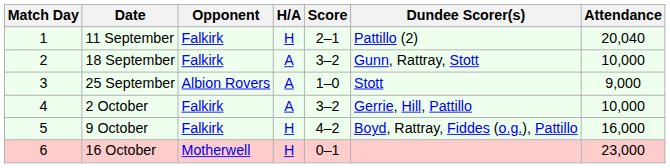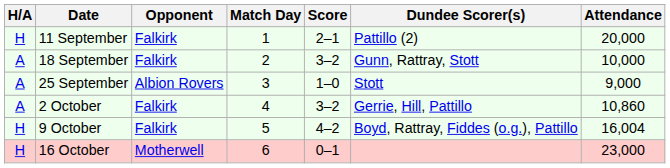columns swapped: (43, 15) <-> (289, 15)
(623, 38) 20,040 -> (623, 38) 20,000
(623, 106) 10,000 -> (623, 106) 10,860
(623, 128) 16,000 -> (623, 128) 16,004
